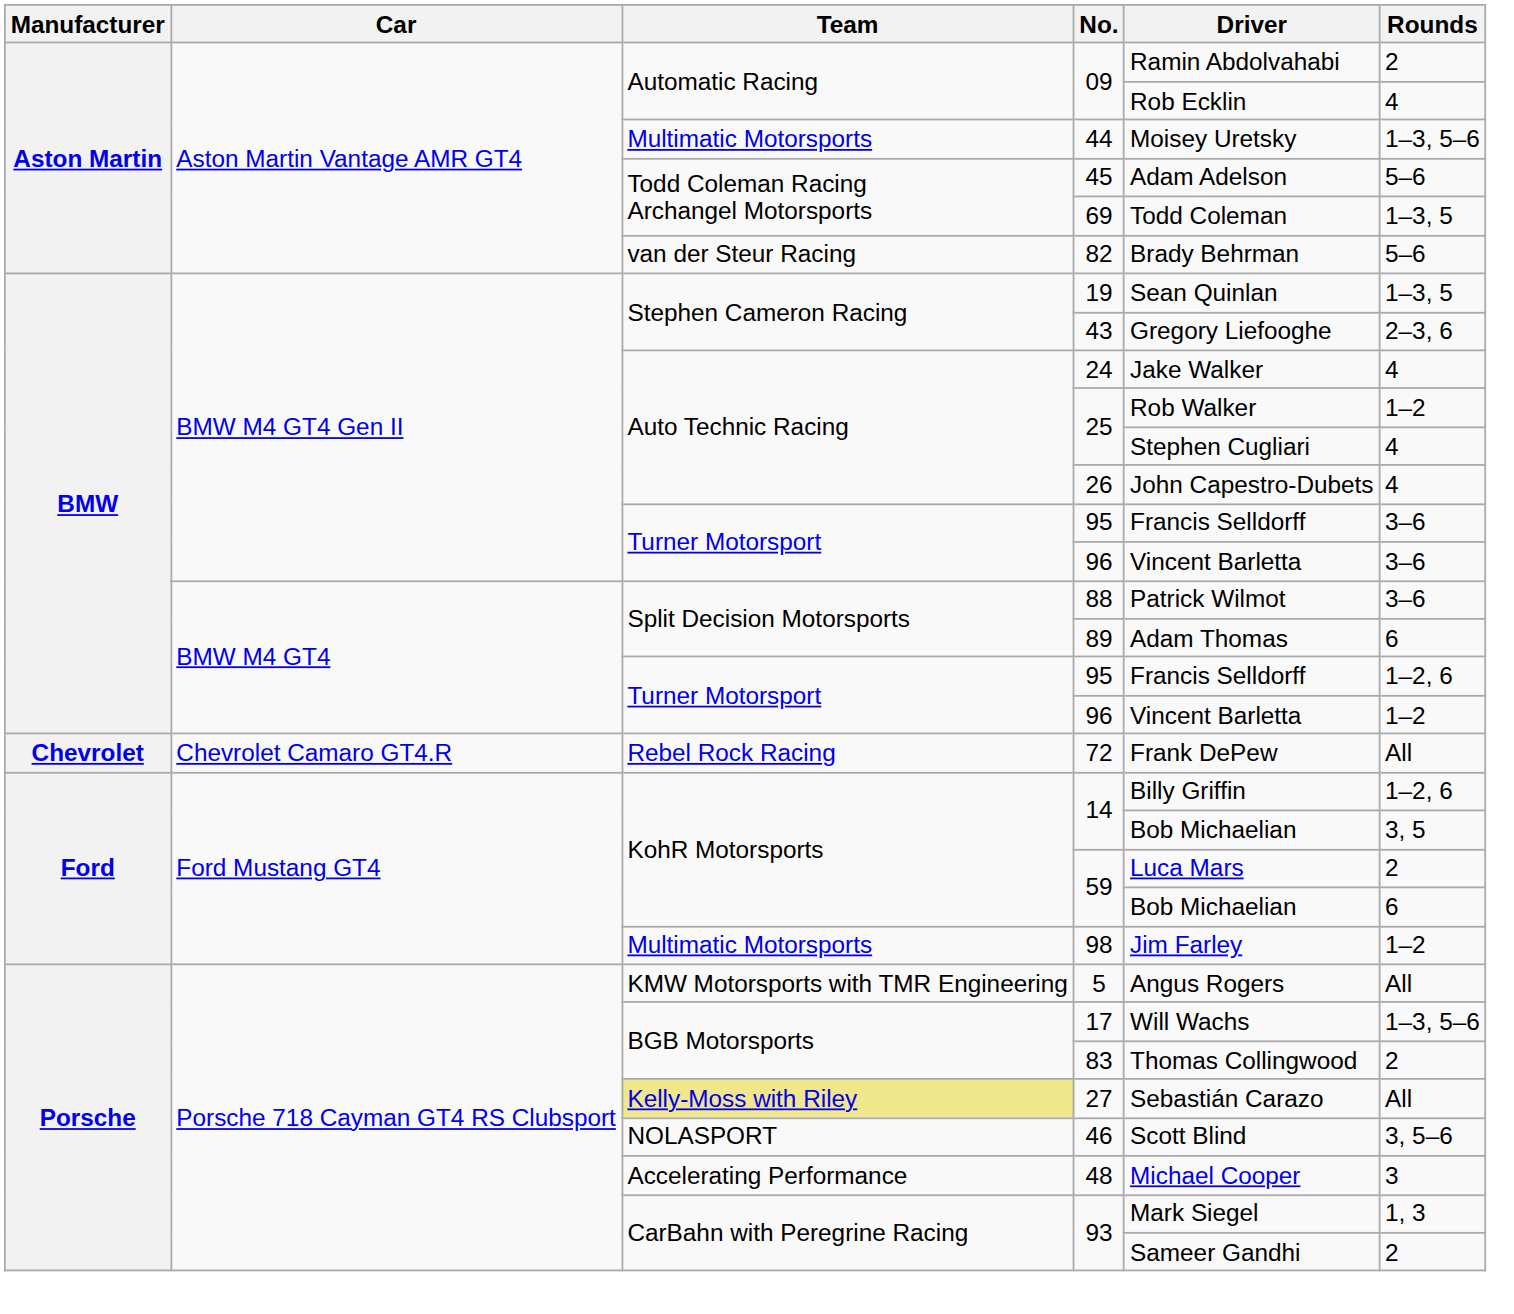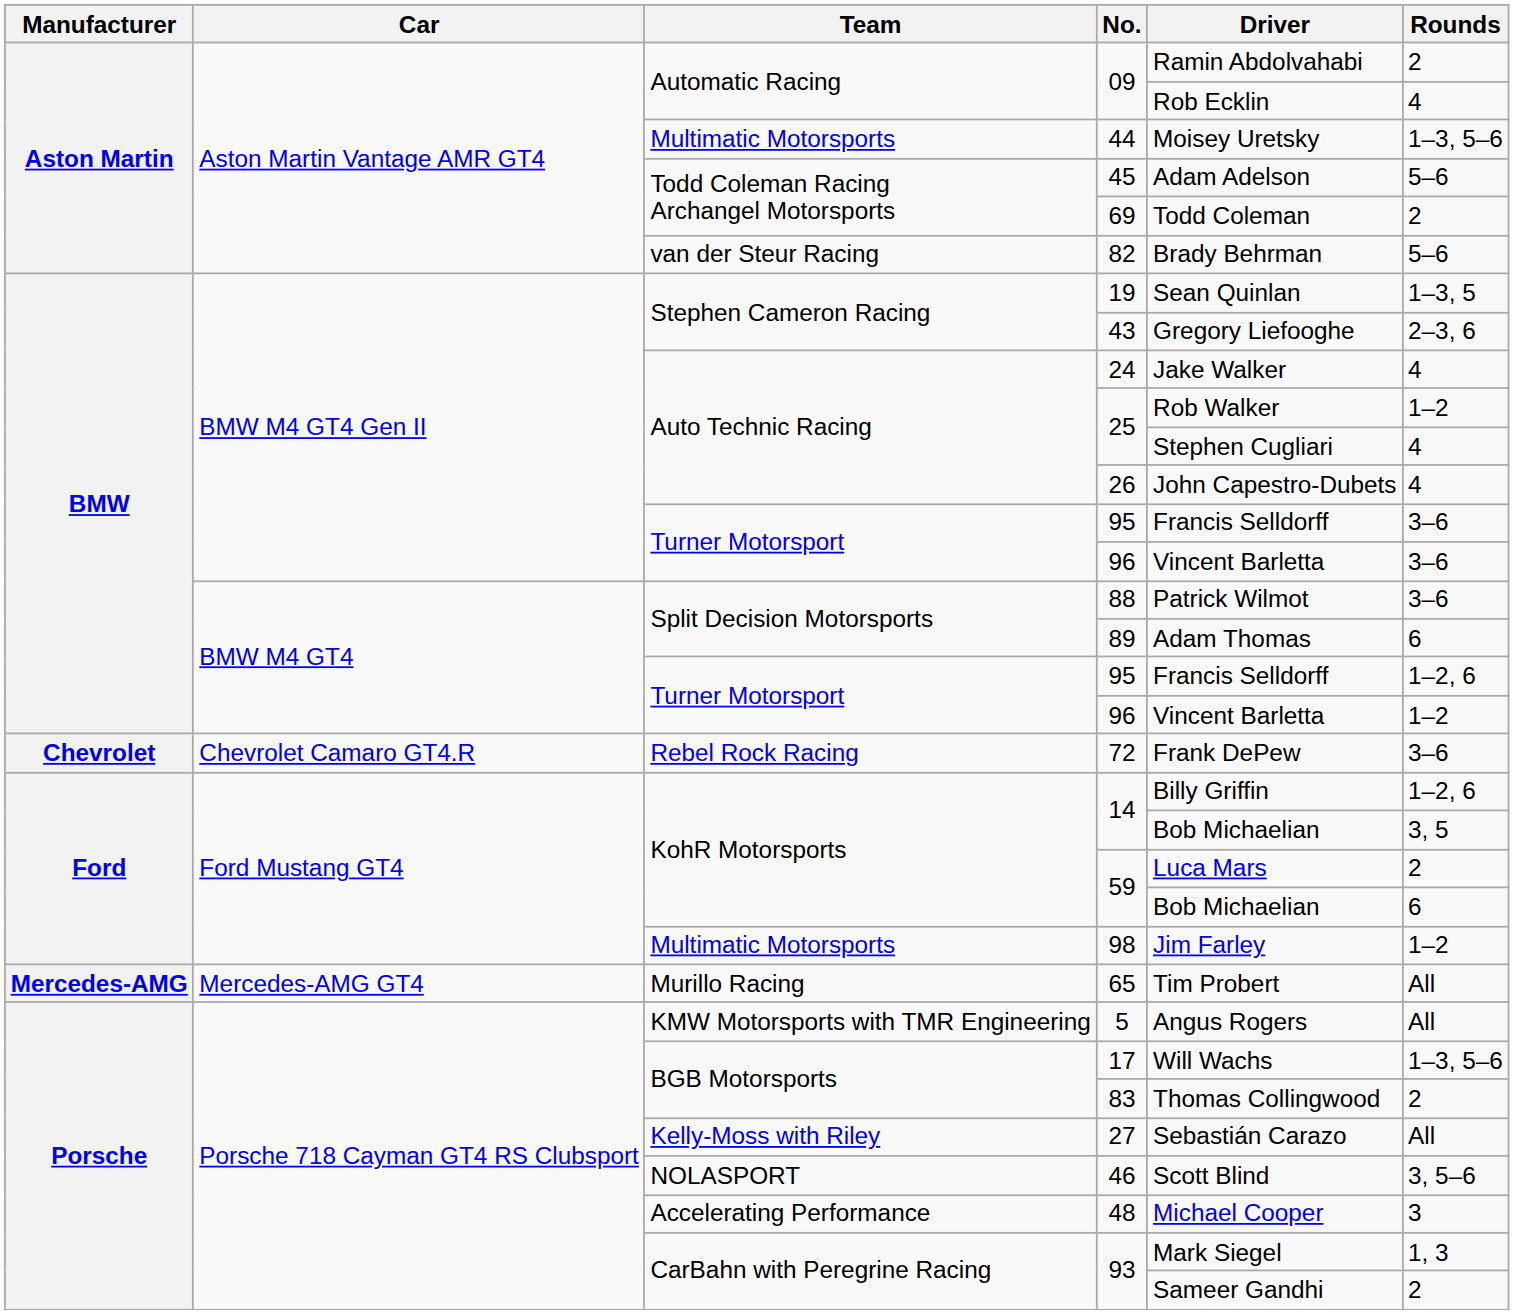(1419, 216) 1–3, 5 -> (1415, 216) 2
(1399, 753) All -> (1428, 753) 3–6
+ row: (312, 983)
(742, 1098) khaki background -> (765, 1136) no background
